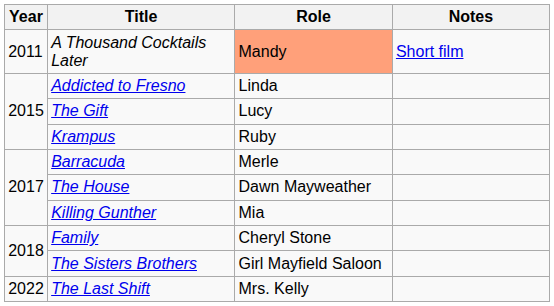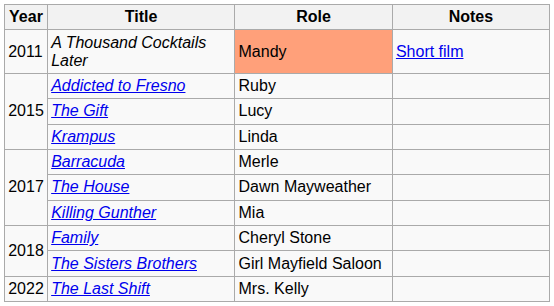(258, 85) Linda -> (257, 85) Ruby
(257, 136) Ruby -> (258, 136) Linda
